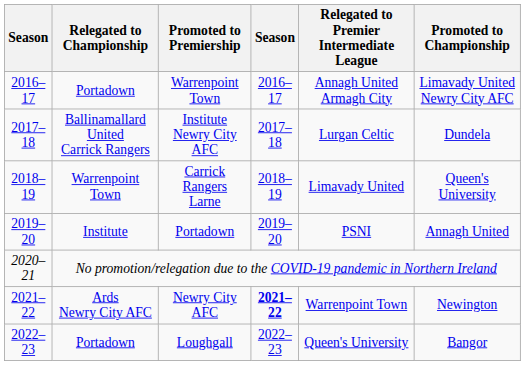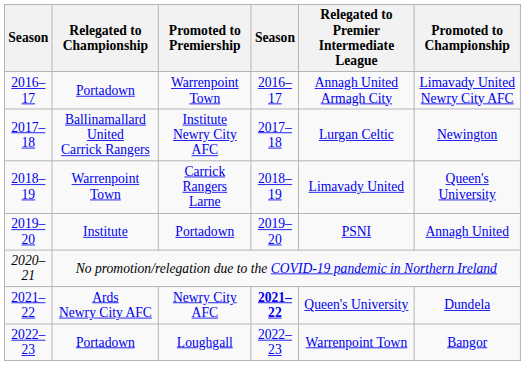(467, 134) Dundela -> (467, 134) Newington
(356, 305) Warrenpoint Town -> (356, 305) Queen's University
(467, 305) Newington -> (467, 305) Dundela
(356, 342) Queen's University -> (356, 342) Warrenpoint Town
